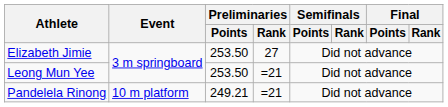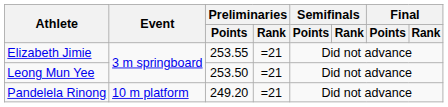(229, 53) 253.50 -> (229, 53) 253.55
(271, 53) 27 -> (271, 53) =21
(229, 93) 249.21 -> (229, 93) 249.20
